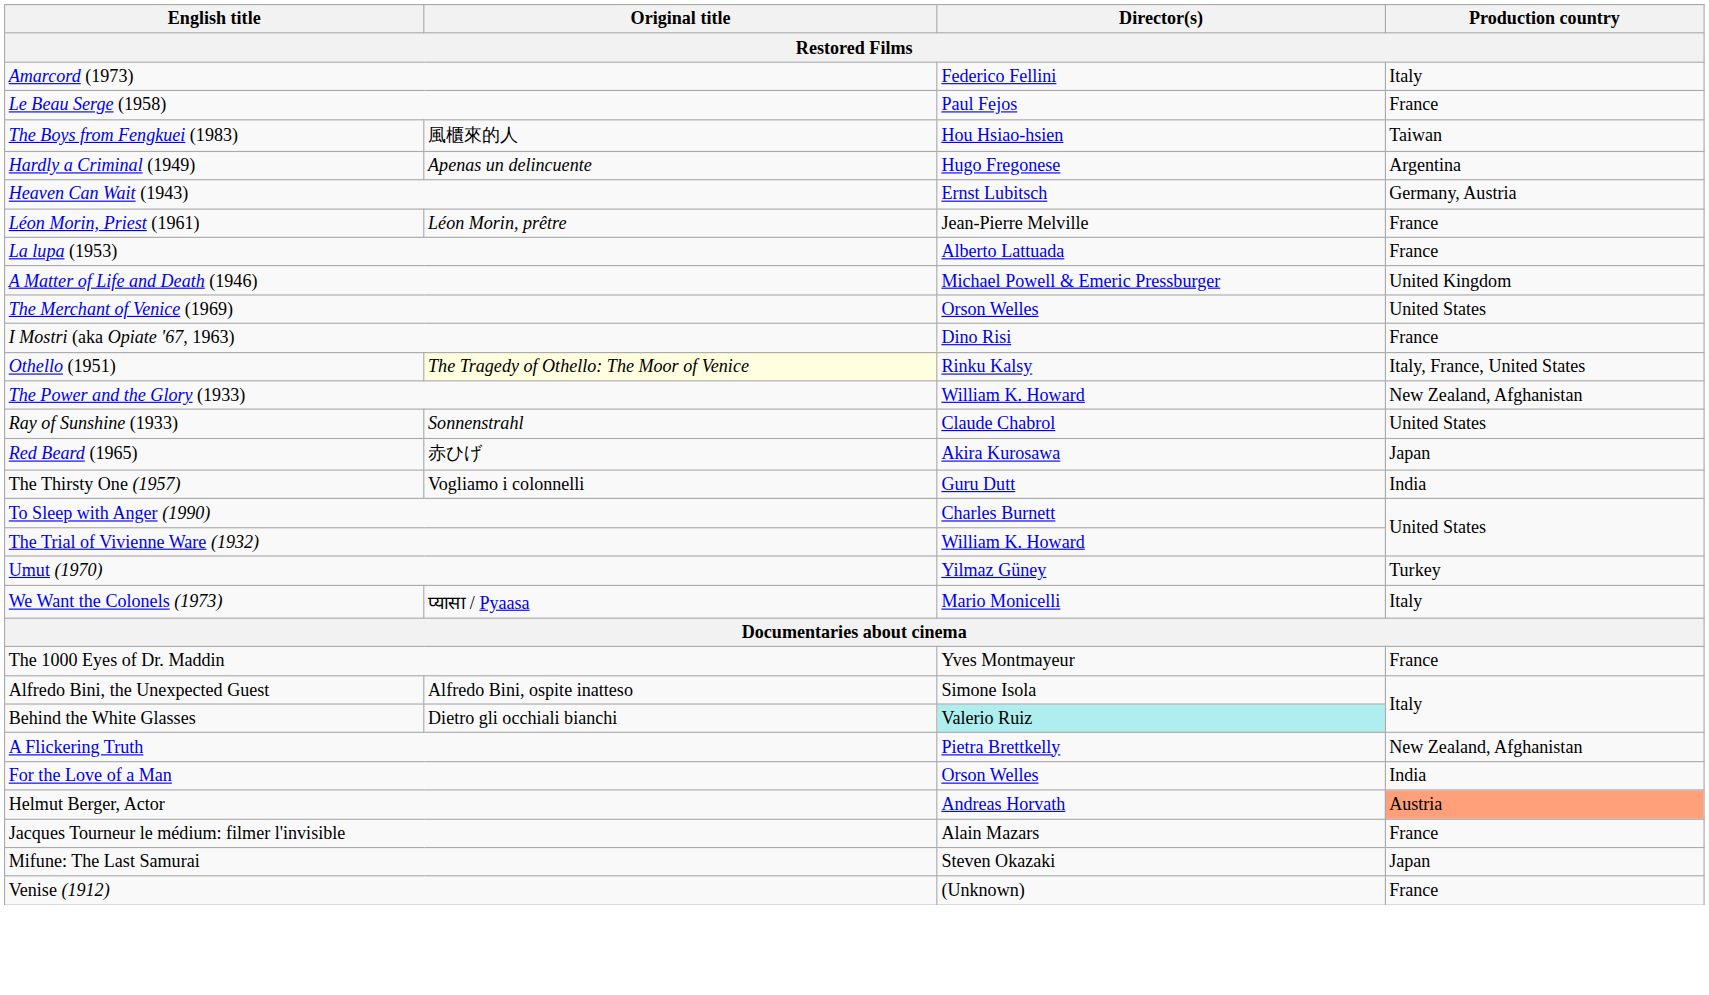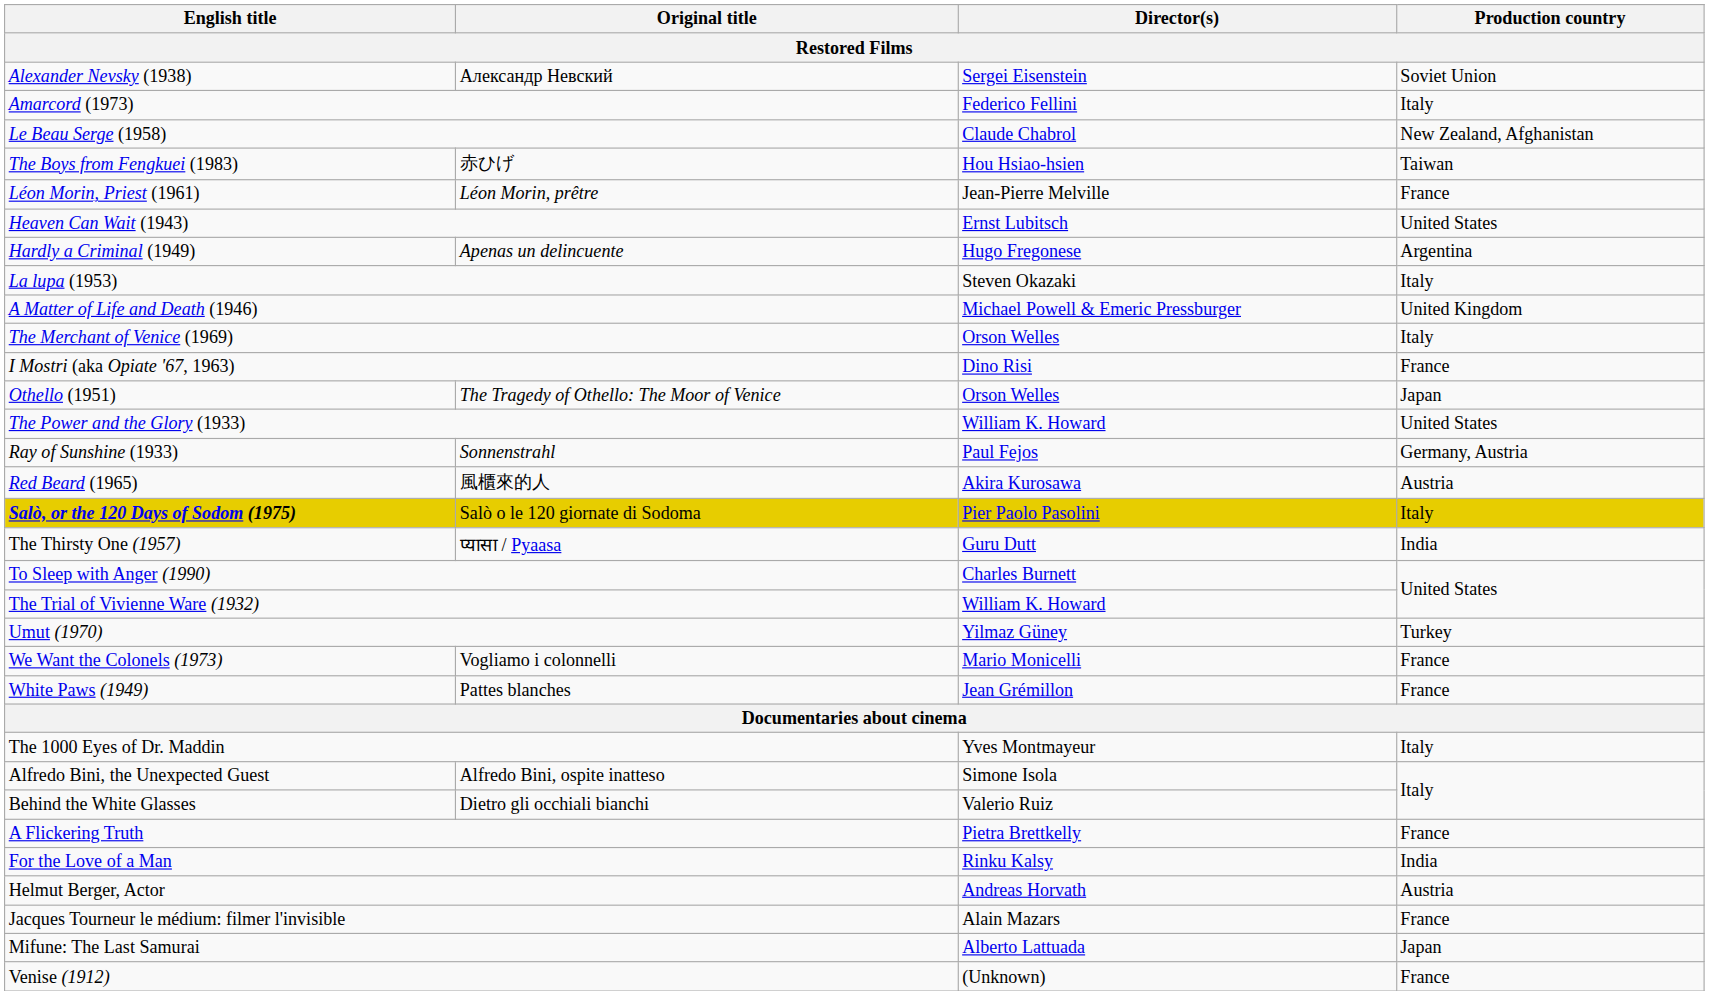+ row: (100, 76)
(979, 104) Paul Fejos -> (1019, 133) Claude Chabrol
(1414, 104) France -> (1497, 133) New Zealand, Afghanistan
(473, 134) 風櫃來的人 -> (487, 163) 赤ひげ
rows swapped: (102, 165) <-> (104, 222)
(1453, 194) Germany, Austria -> (1449, 222) United States
(1003, 251) Alberto Lattuada -> (1019, 280) Steven Okazaki
(1414, 251) France -> (1417, 280) Italy
(1438, 308) United States -> (1417, 337) Italy
(588, 366) lightyellow background -> (620, 394) no background
(987, 366) Rinku Kalsy -> (1011, 394) Orson Welles
(1487, 366) Italy, France, United States -> (1421, 394) Japan
(1486, 394) New Zealand, Afghanistan -> (1449, 423) United States
(998, 423) Claude Chabrol -> (1000, 452) Paul Fejos
(1438, 423) United States -> (1464, 452) Germany, Austria
(455, 453) 赤ひげ -> (505, 482) 風櫃來的人
(1410, 454) Japan -> (1427, 482) Austria
+ row: (152, 513)
(506, 484) Vogliamo i colonnelli -> (511, 545) प्यासा / Pyaasa
(479, 602) प्यासा / Pyaasa -> (538, 660) Vogliamo i colonnelli
(1406, 601) Italy -> (1425, 660) France
+ row: (79, 689)
(1414, 660) France -> (1417, 746) Italy
(987, 718) paleturquoise background -> (1008, 804) no background
(1486, 746) New Zealand, Afghanistan -> (1425, 833) France
(990, 775) Orson Welles -> (1008, 861) Rinku Kalsy
(1416, 804) lightsalmon background -> (1427, 890) no background
(998, 861) Steven Okazaki -> (1024, 947) Alberto Lattuada
